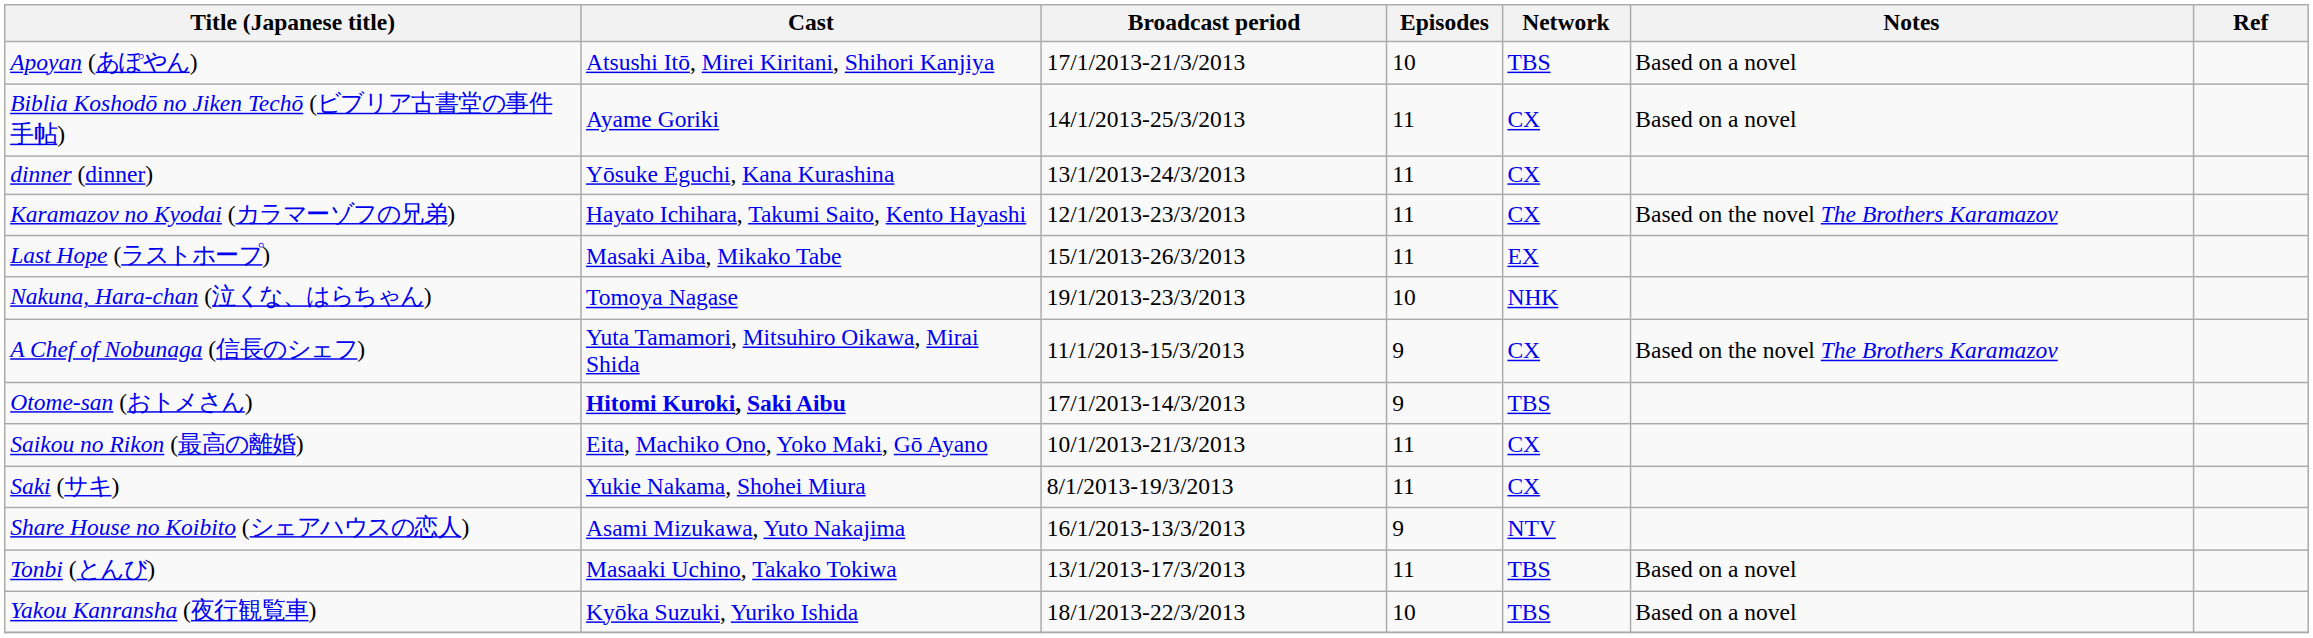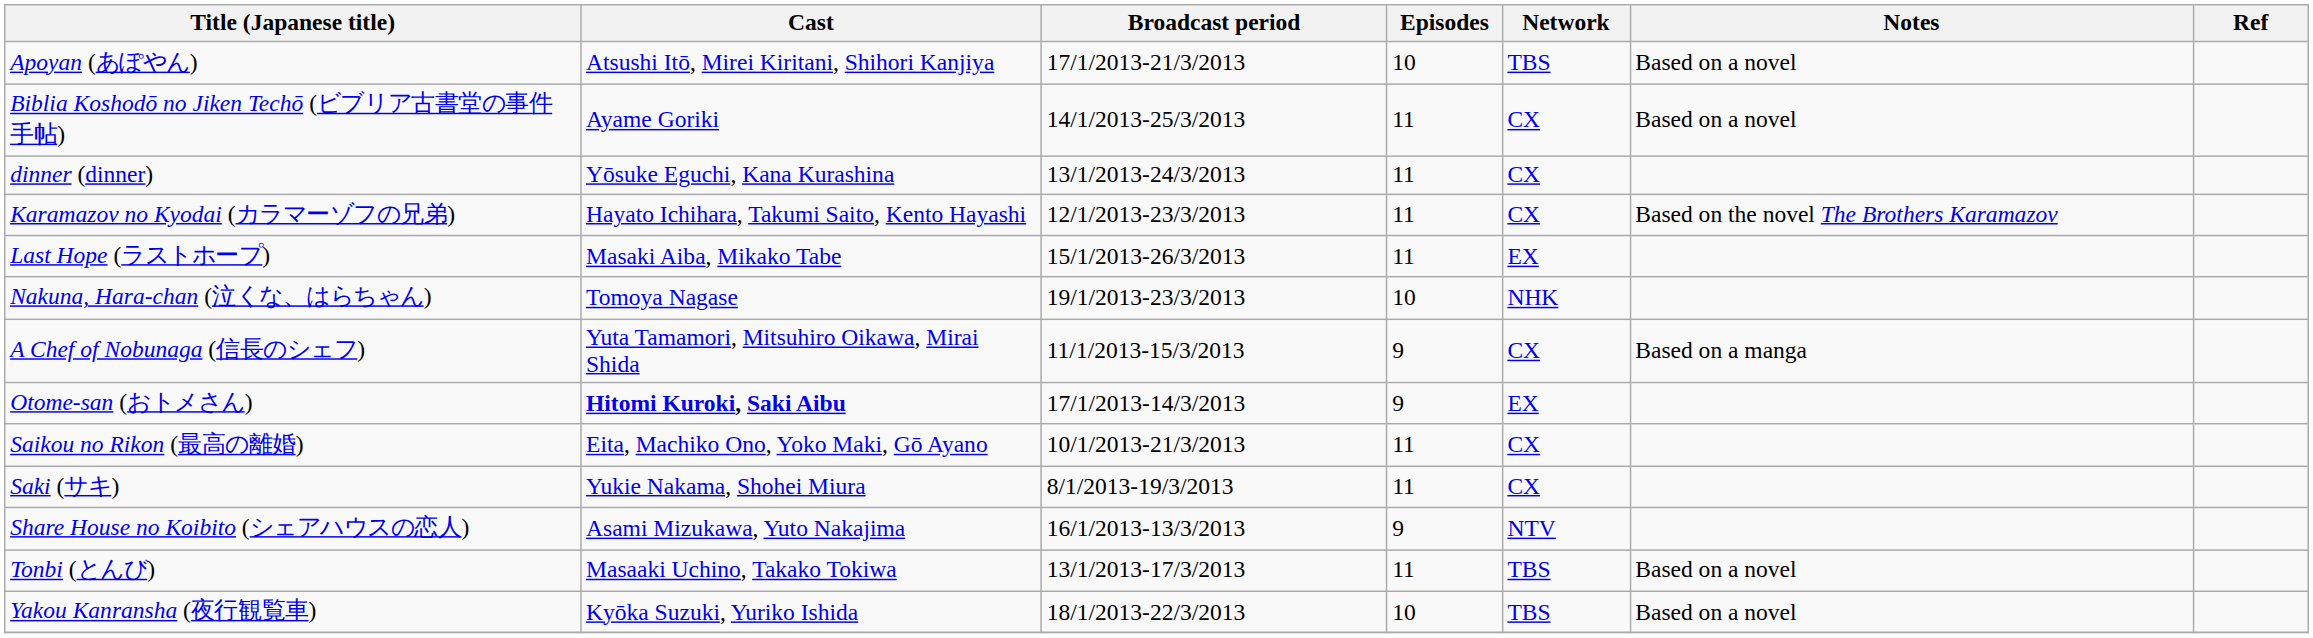(1846, 350) Based on the novel The Brothers Karamazov -> (1721, 350) Based on a manga
(1529, 403) TBS -> (1523, 403) EX
